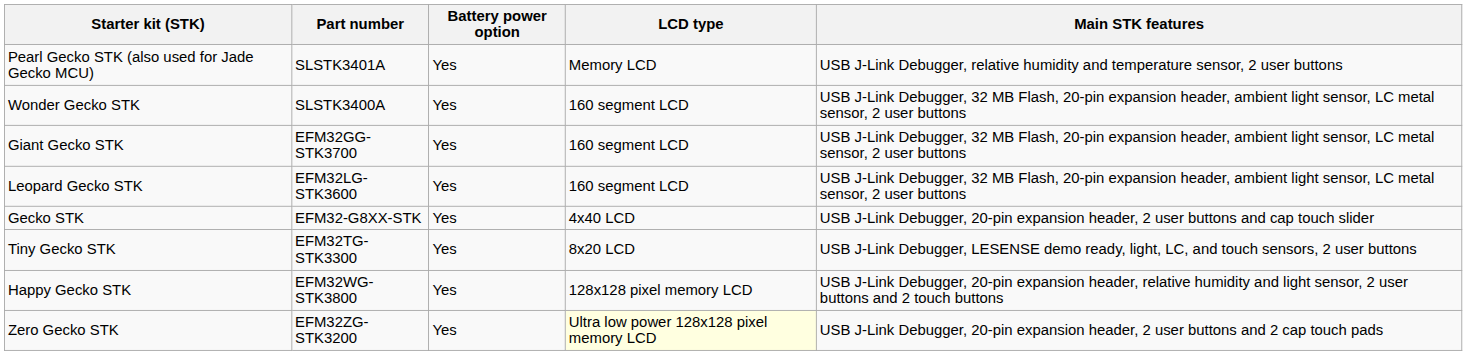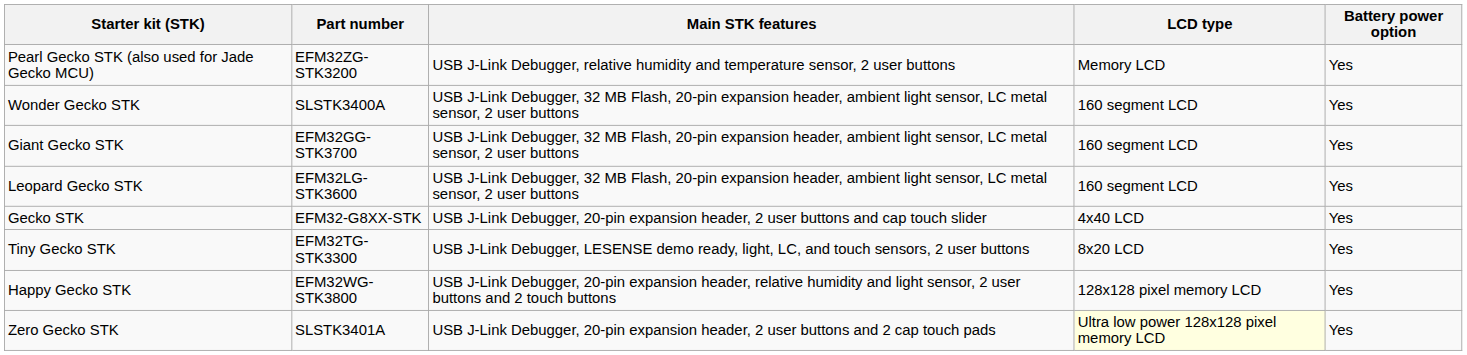columns swapped: (1139, 24) <-> (497, 24)
(340, 65) SLSTK3401A -> (332, 65) EFM32ZG-STK3200
(332, 330) EFM32ZG-STK3200 -> (340, 330) SLSTK3401A
